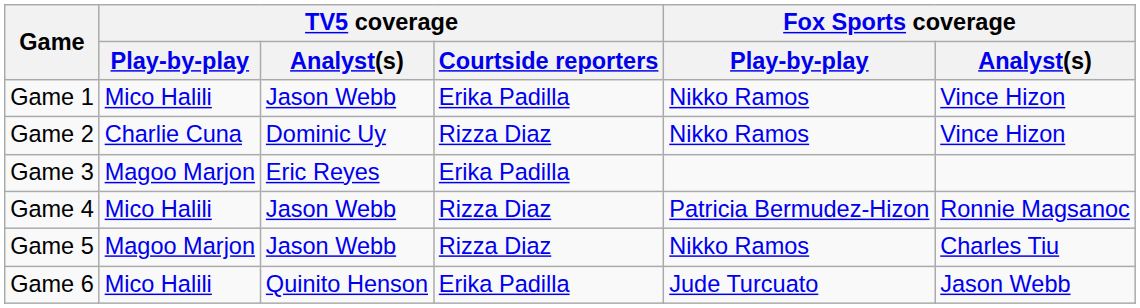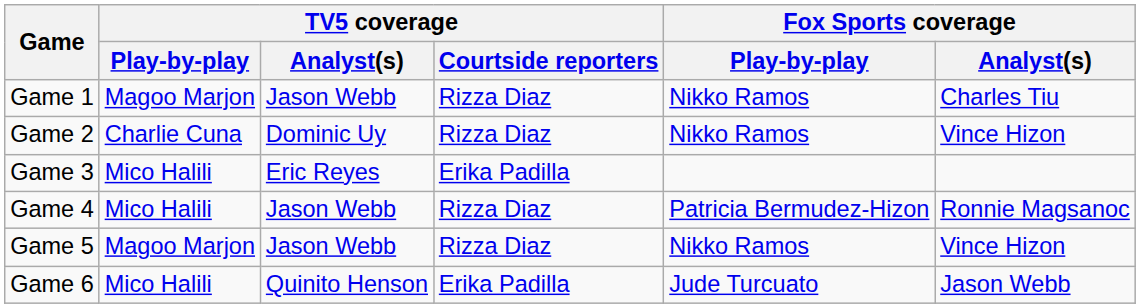(158, 97) Mico Halili -> (180, 97) Magoo Marjon
(504, 97) Erika Padilla -> (495, 97) Rizza Diaz
(1003, 97) Vince Hizon -> (1000, 97) Charles Tiu
(180, 172) Magoo Marjon -> (158, 172) Mico Halili
(1000, 246) Charles Tiu -> (1003, 246) Vince Hizon
